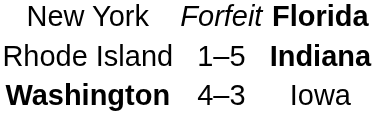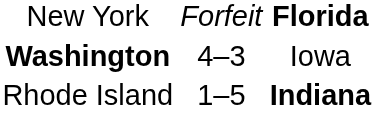rows swapped: (88, 95) <-> (88, 56)
